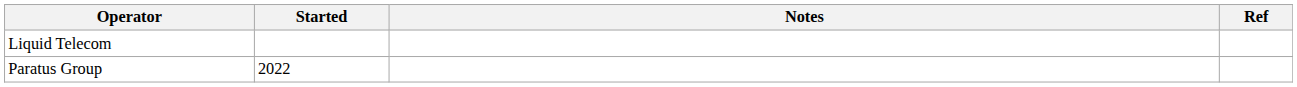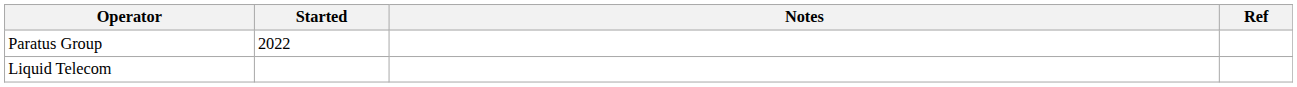rows swapped: (60, 43) <-> (55, 69)
